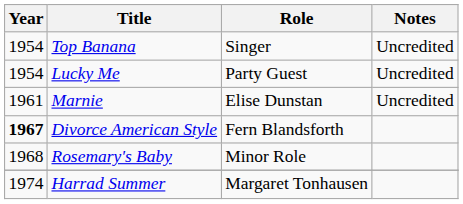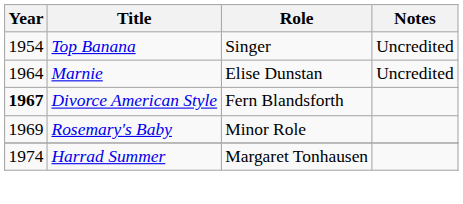- row: (86, 73)
(26, 101) 1961 -> (26, 73) 1964
(26, 156) 1968 -> (26, 128) 1969
